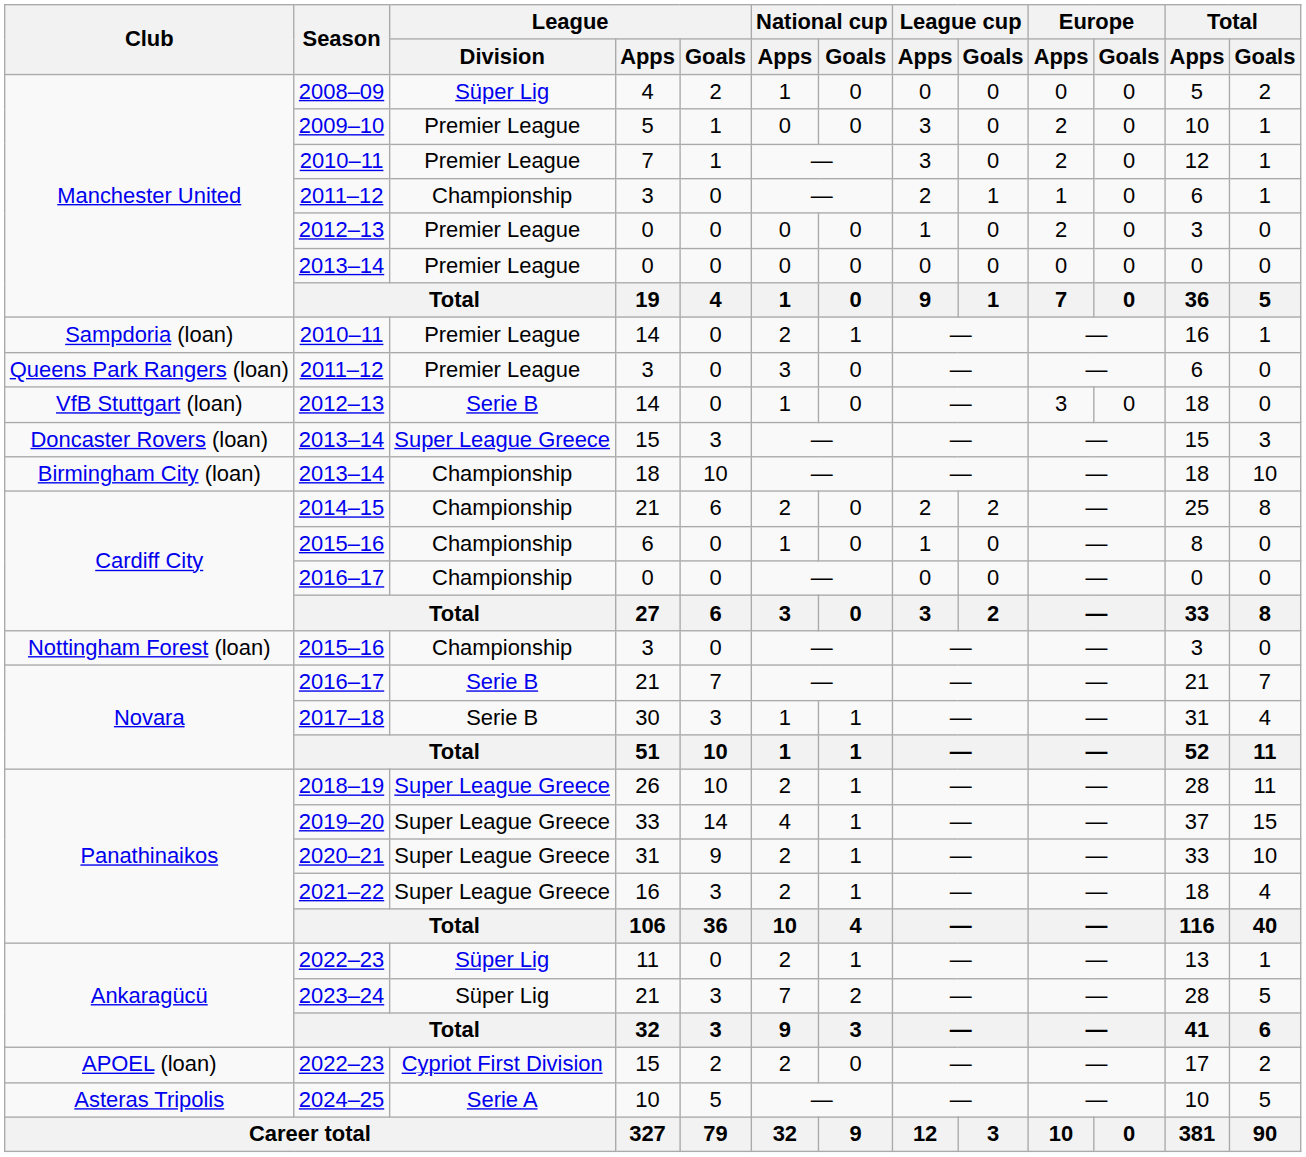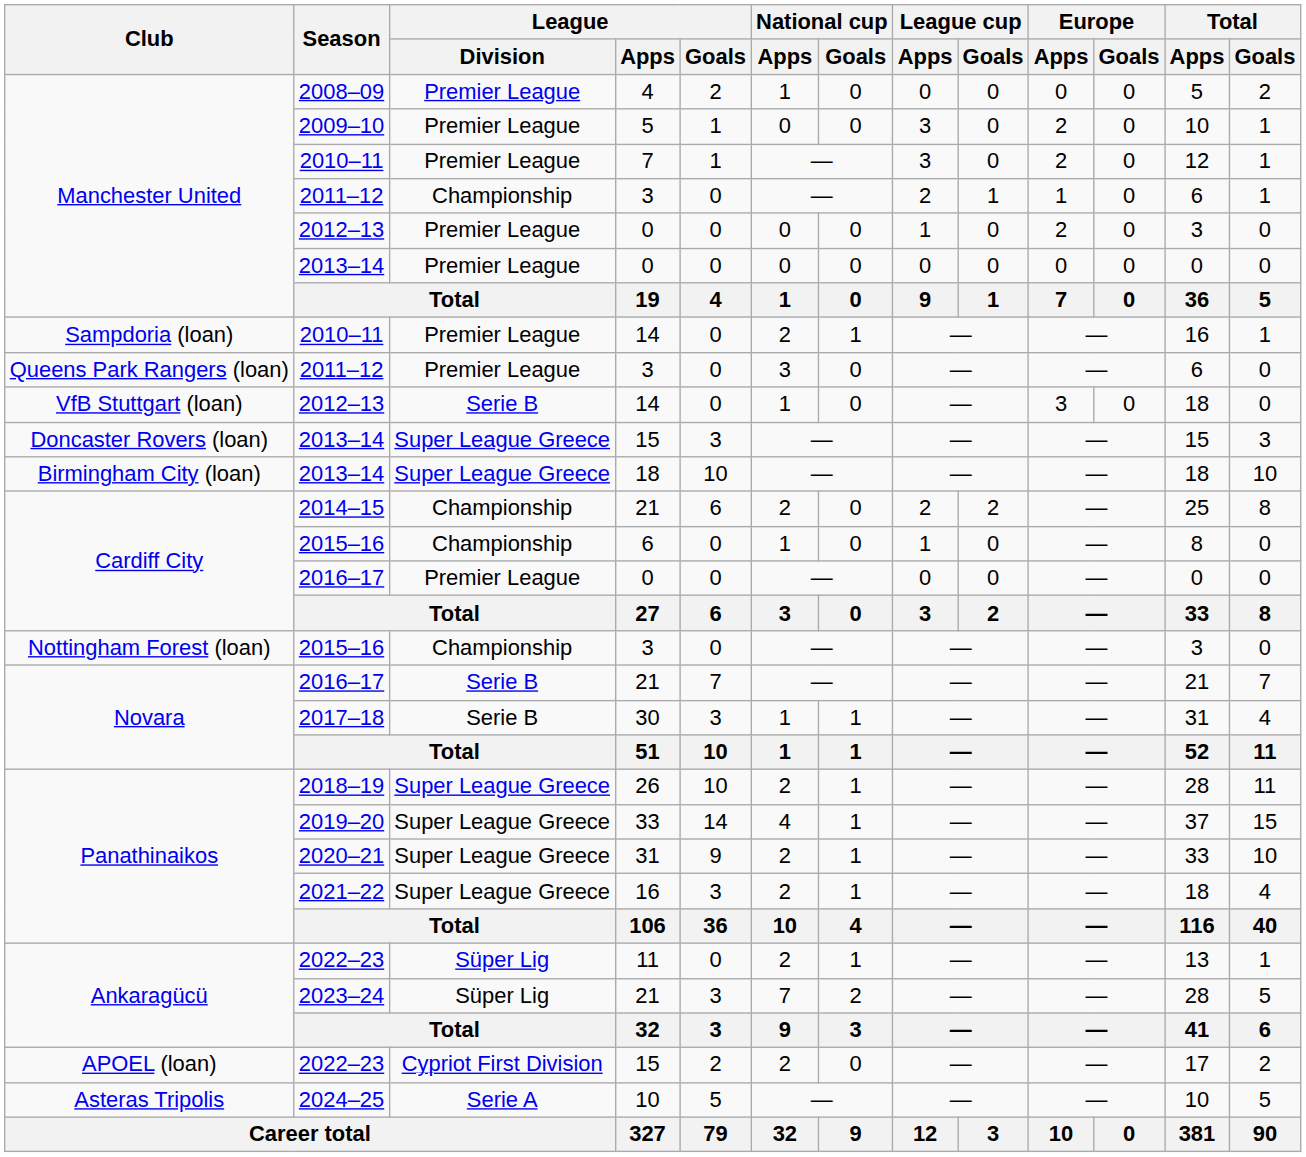(502, 91) Süper Lig -> (502, 91) Premier League
(502, 473) Championship -> (502, 473) Super League Greece
(502, 578) Championship -> (502, 578) Premier League
